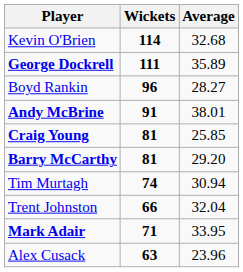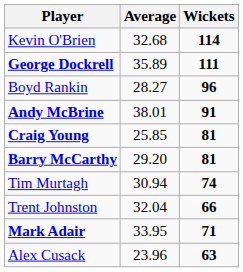columns swapped: (150, 16) <-> (209, 16)
